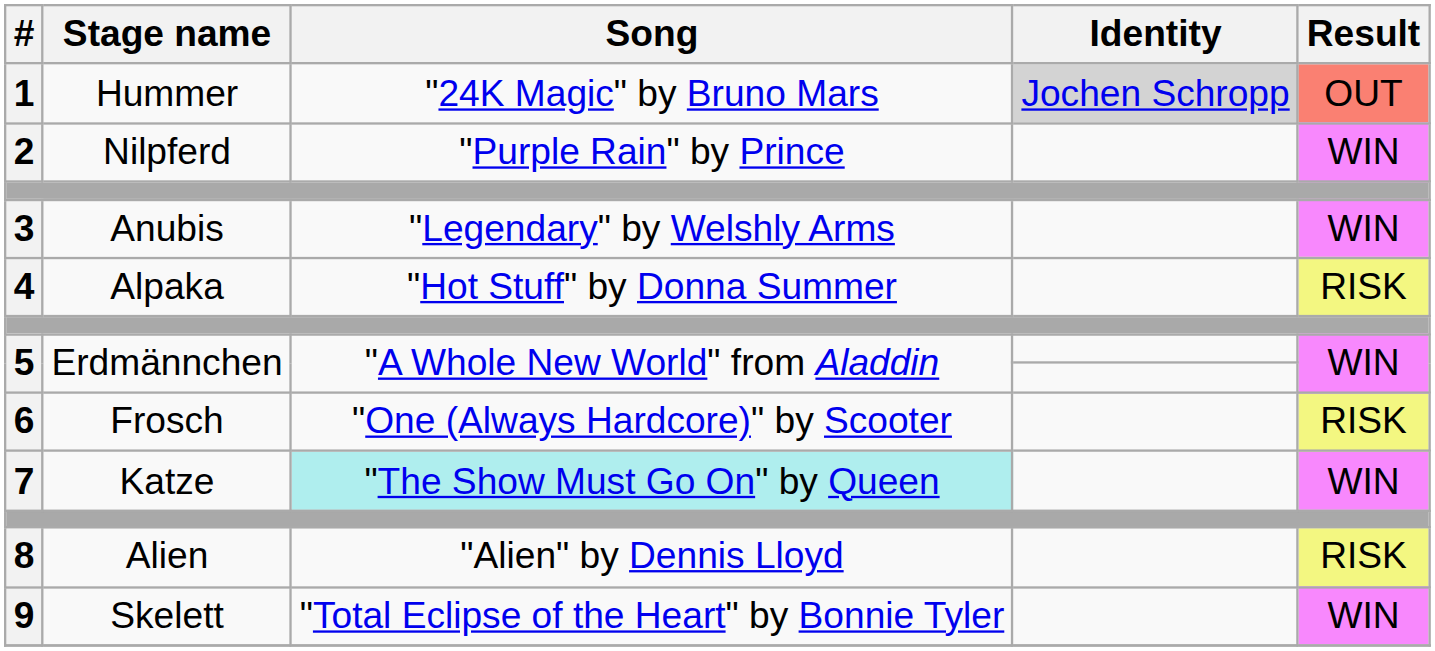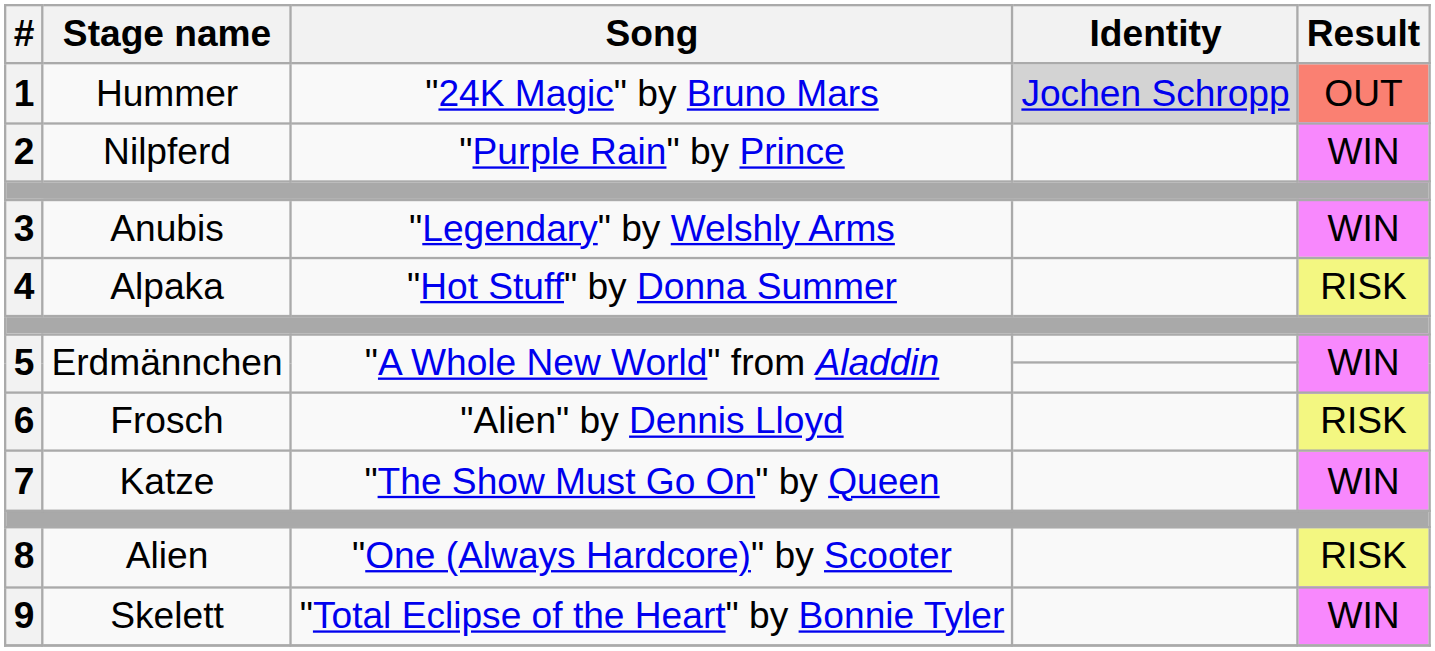(652, 421) "One (Always Hardcore)" by Scooter -> (652, 421) "Alien" by Dennis Lloyd
(652, 480) paleturquoise background -> (652, 480) no background
(652, 556) "Alien" by Dennis Lloyd -> (652, 556) "One (Always Hardcore)" by Scooter
